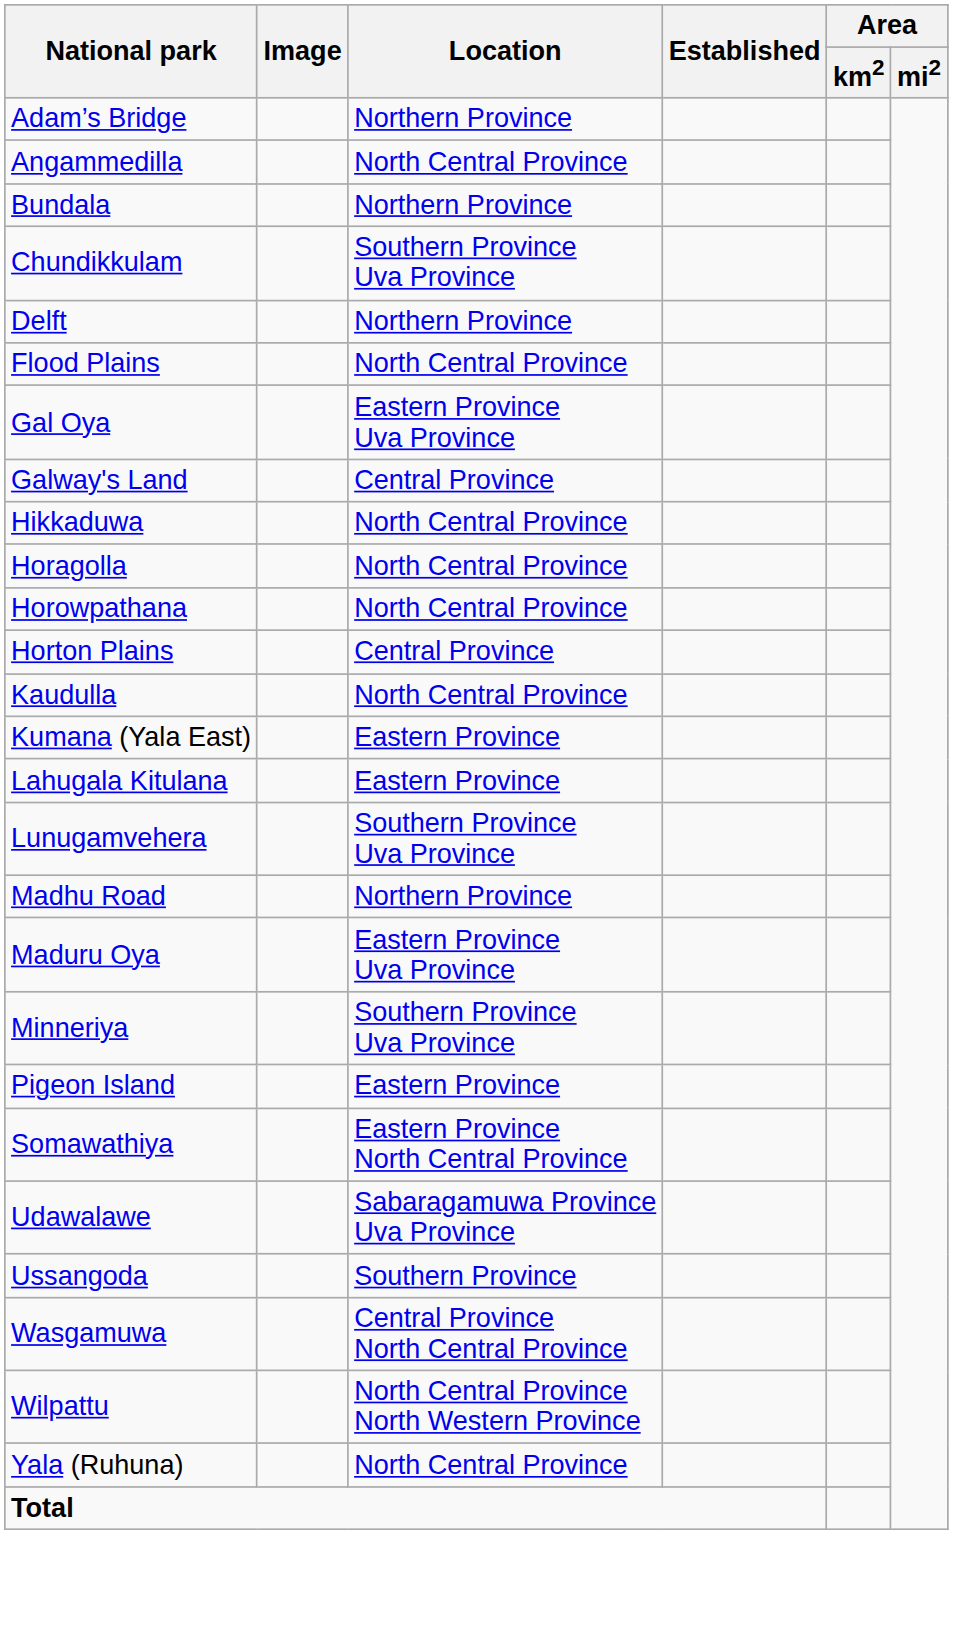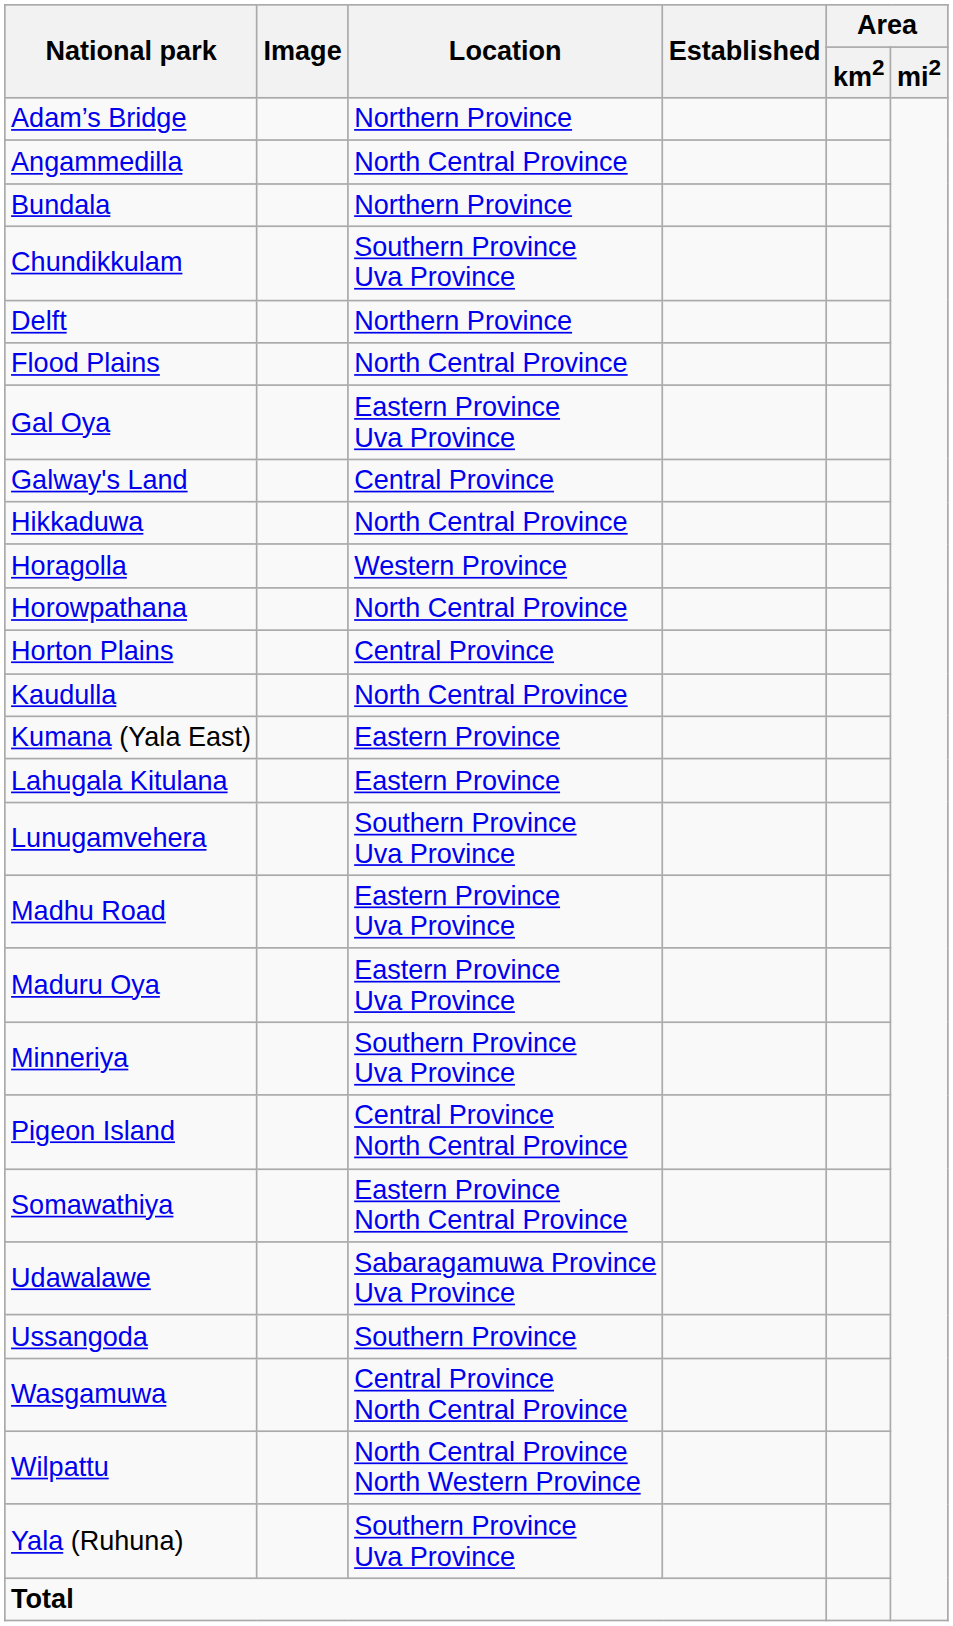(491, 565) North Central Province -> (461, 565) Western Province
(463, 896) Northern Province -> (457, 911) Eastern Province Uva Province
(457, 1085) Eastern Province -> (491, 1131) Central Province North Central Province
(491, 1464) North Central Province -> (465, 1540) Southern Province Uva Province
